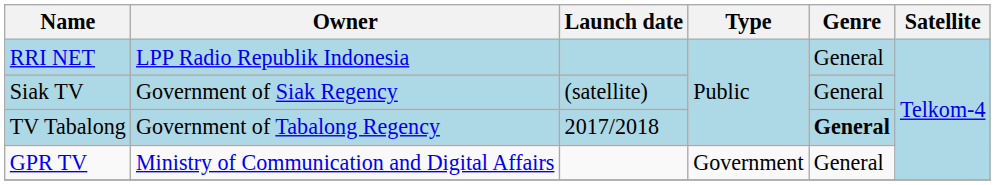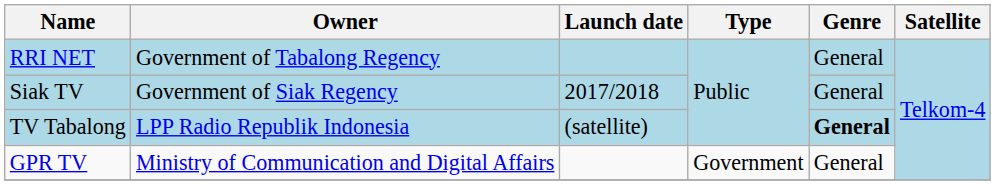(273, 57) LPP Radio Republik Indonesia -> (288, 57) Government of Tabalong Regency
(606, 92) (satellite) -> (612, 92) 2017/2018
(288, 127) Government of Tabalong Regency -> (273, 127) LPP Radio Republik Indonesia
(612, 127) 2017/2018 -> (606, 127) (satellite)
